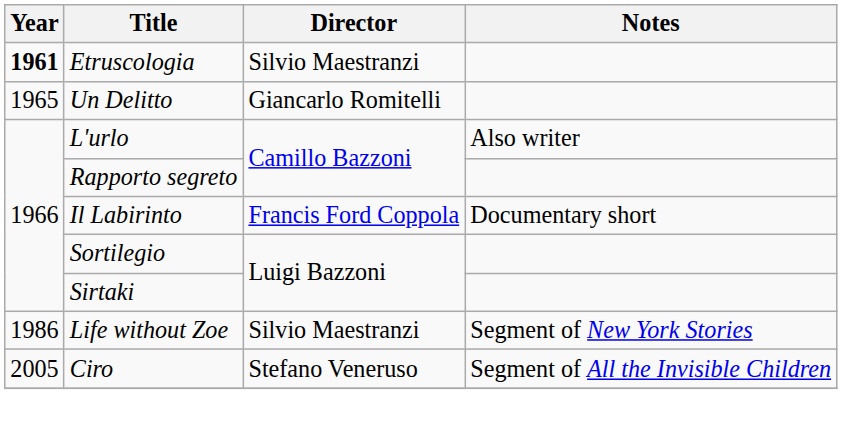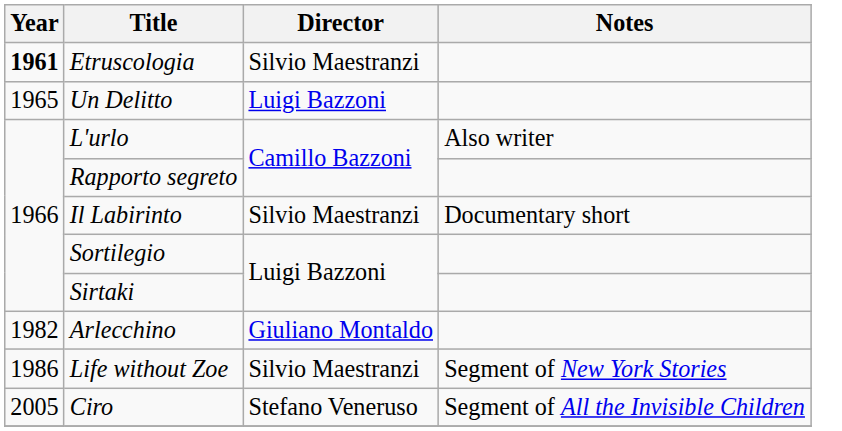(345, 100) Giancarlo Romitelli -> (317, 100) Luigi Bazzoni
(354, 215) Francis Ford Coppola -> (334, 215) Silvio Maestranzi
+ row: (123, 330)
